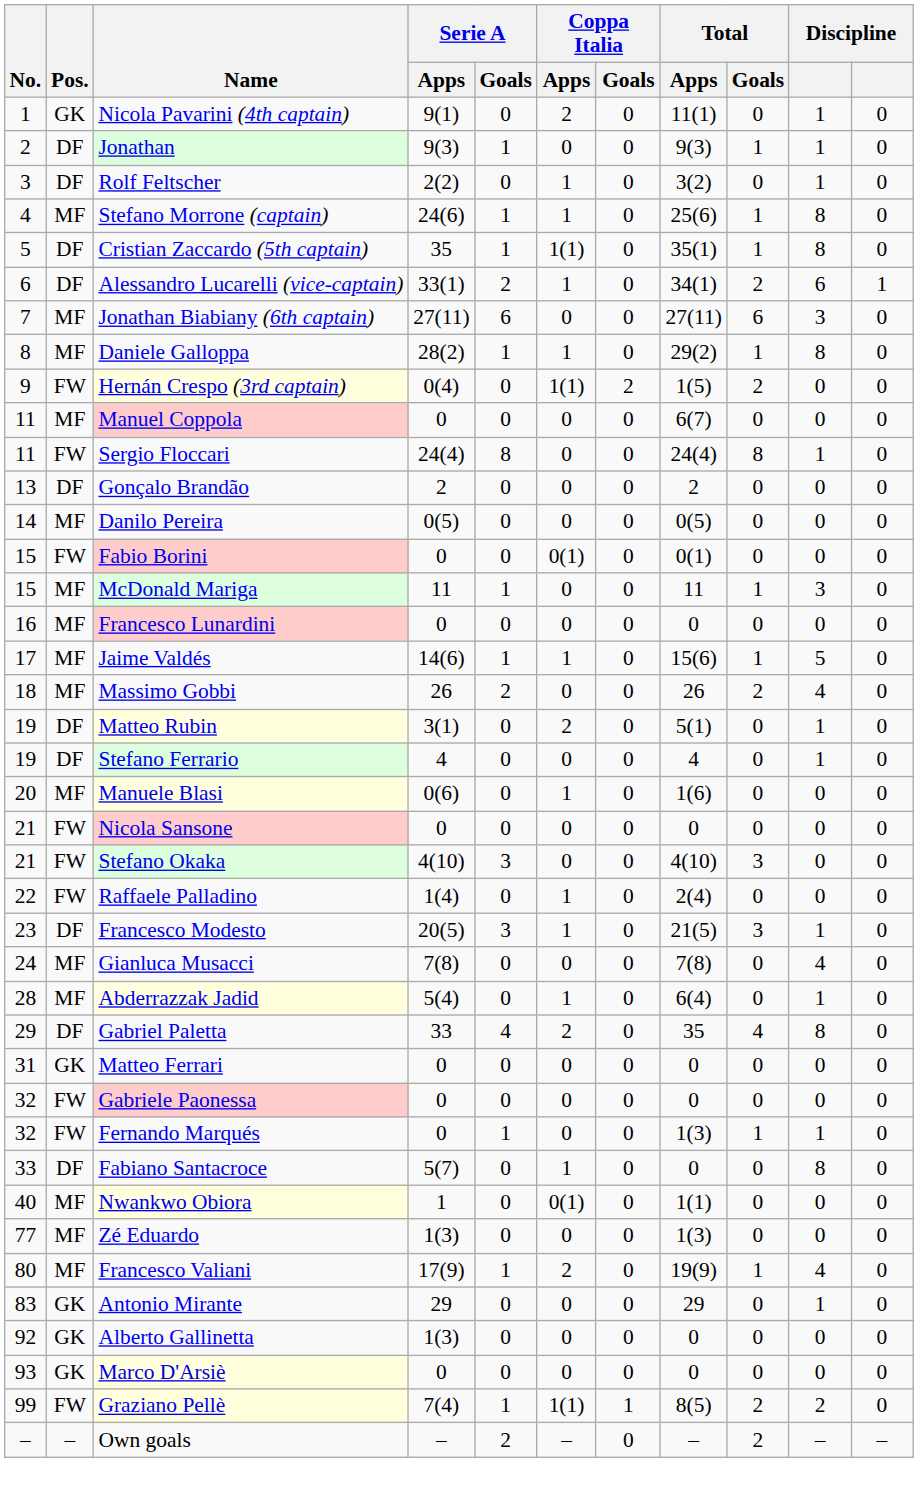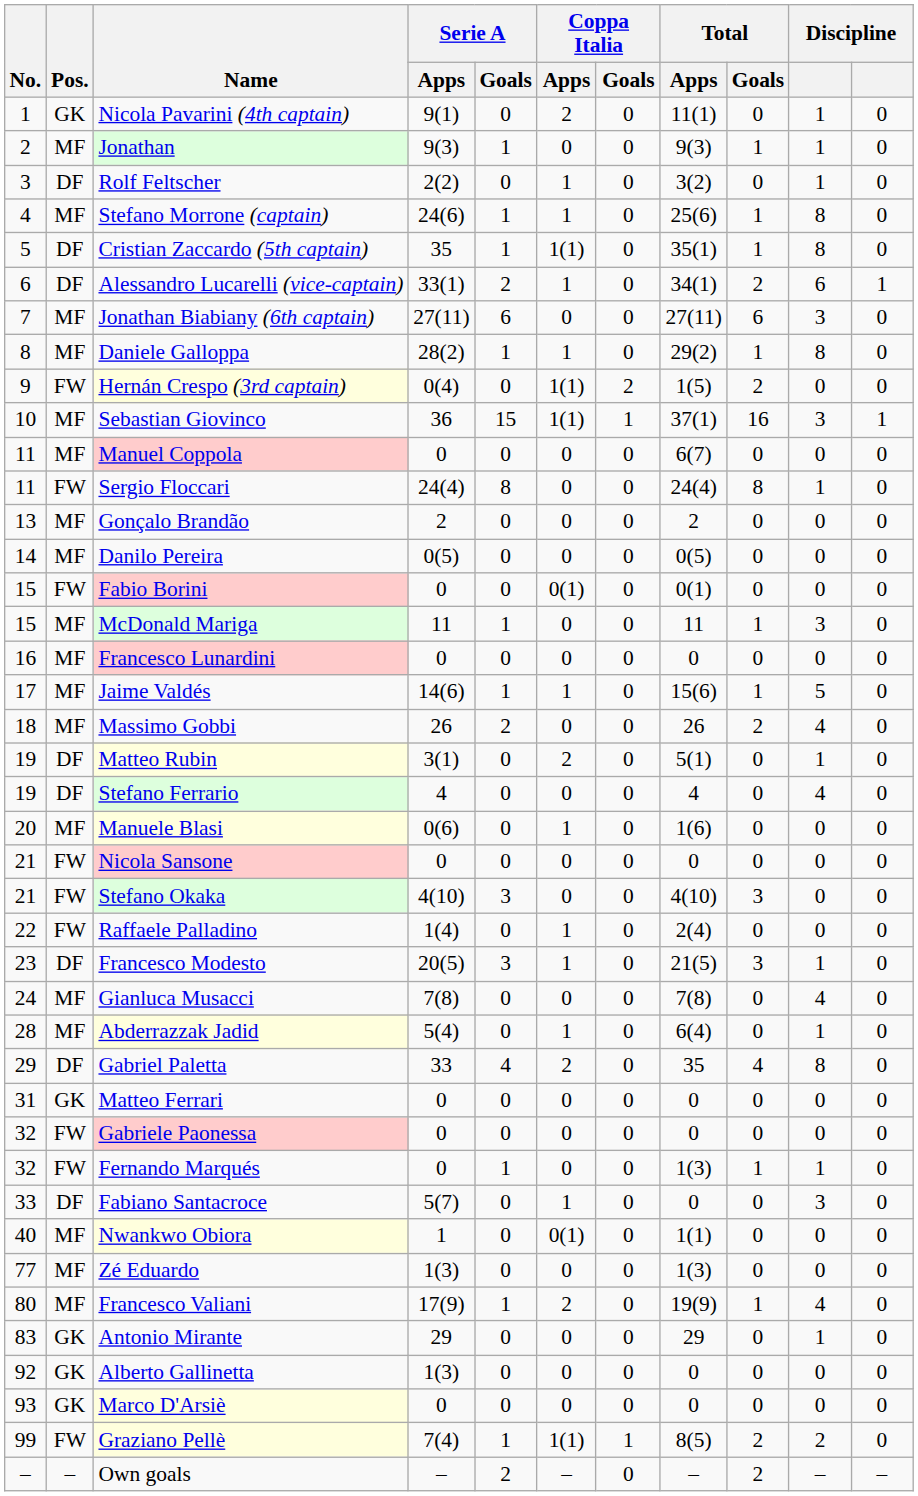(70, 147) DF -> (70, 147) MF
+ row: (182, 419)
(70, 487) DF -> (70, 521) MF
(820, 759) 1 -> (820, 793) 4
(820, 1167) 8 -> (820, 1201) 3
